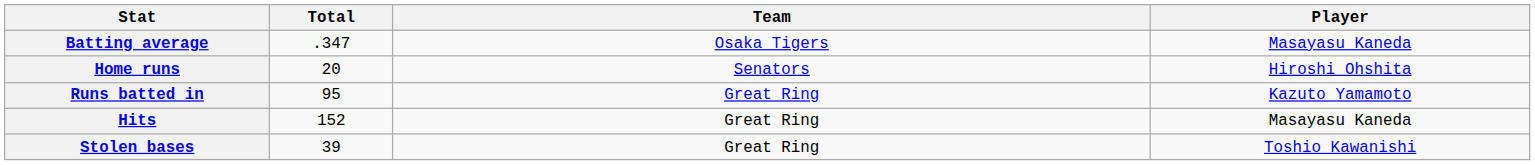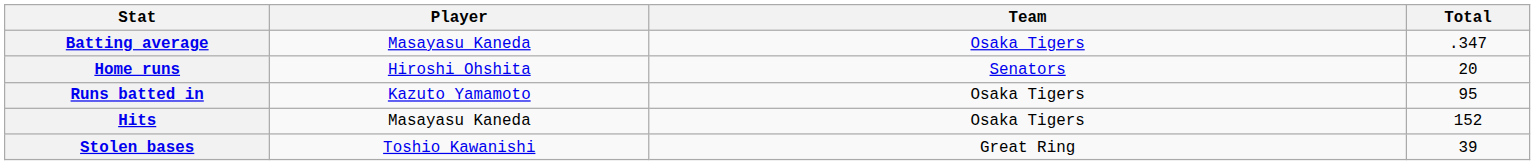columns swapped: (1340, 18) <-> (331, 18)
(772, 95) Great Ring -> (1028, 95) Osaka Tigers
(772, 121) Great Ring -> (1028, 121) Osaka Tigers
